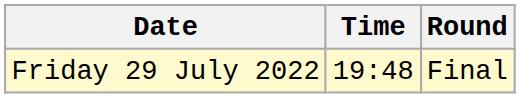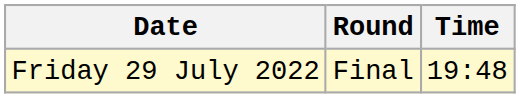columns swapped: (373, 27) <-> (467, 27)
